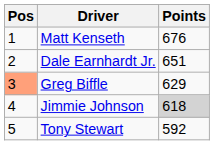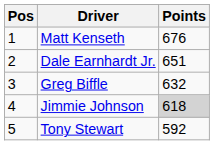(12, 84) lightsalmon background -> (12, 84) no background
(174, 84) 629 -> (174, 84) 632
